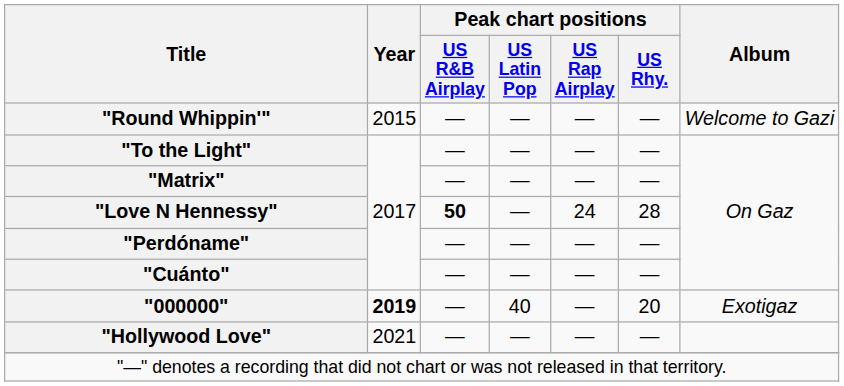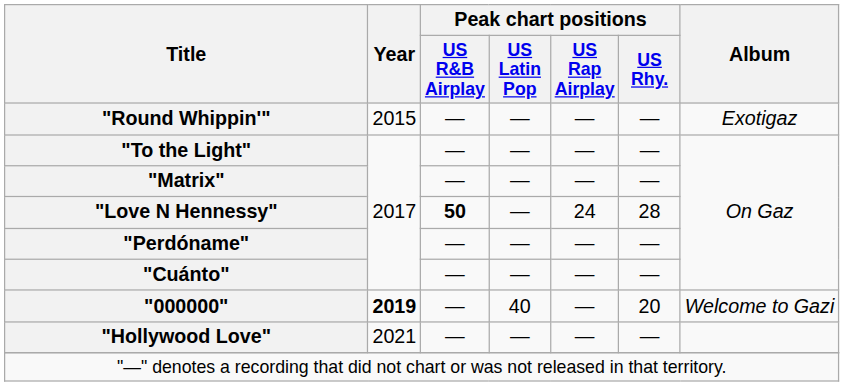(760, 118) Welcome to Gazi -> (760, 118) Exotigaz
(760, 305) Exotigaz -> (760, 305) Welcome to Gazi
